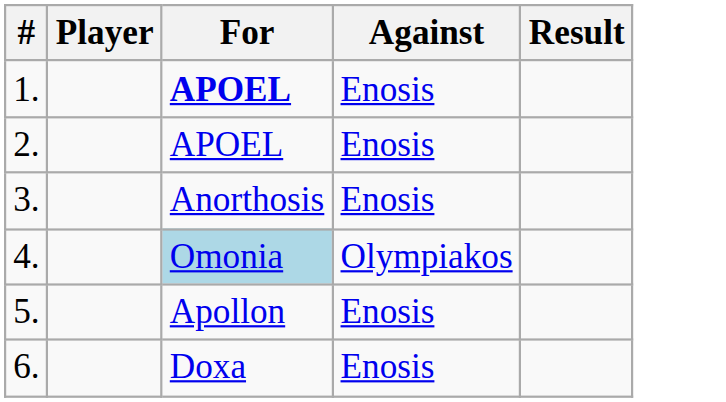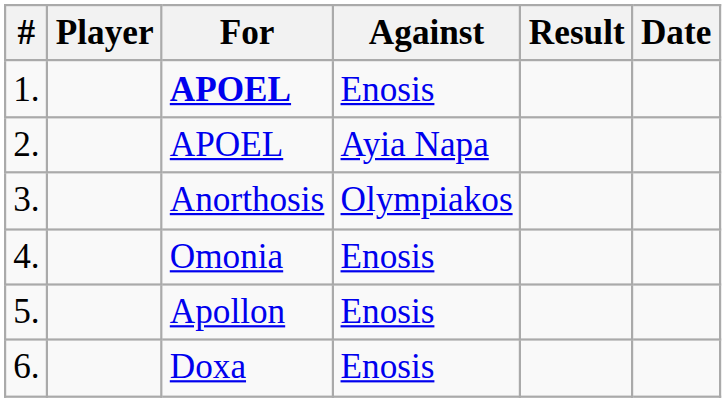+ column: (676, 32)
(387, 144) Enosis -> (415, 144) Ayia Napa
(387, 199) Enosis -> (427, 199) Olympiakos
(226, 255) lightblue background -> (226, 255) no background
(427, 255) Olympiakos -> (387, 255) Enosis
